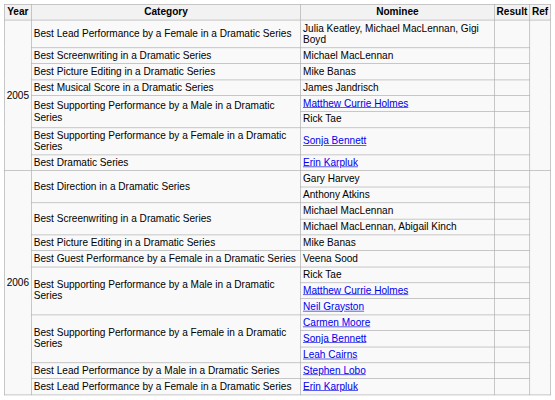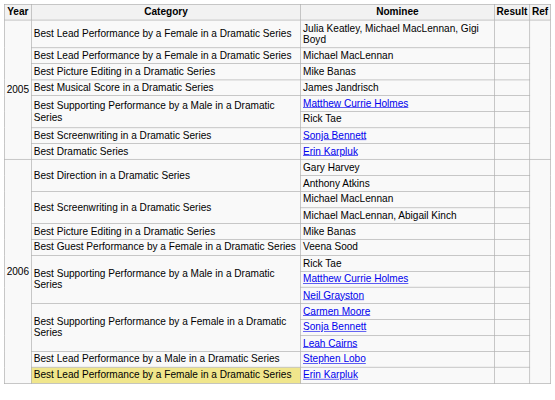(123, 55) Best Screenwriting in a Dramatic Series -> (163, 55) Best Lead Performance by a Female in a Dramatic Series
(160, 141) Best Supporting Performance by a Female in a Dramatic Series -> (123, 135) Best Screenwriting in a Dramatic Series
(163, 386) no background -> (163, 375) khaki background
